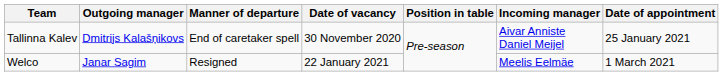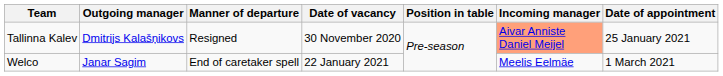(244, 37) End of caretaker spell -> (213, 37) Resigned
(532, 37) no background -> (532, 37) lightsalmon background
(213, 62) Resigned -> (244, 62) End of caretaker spell
